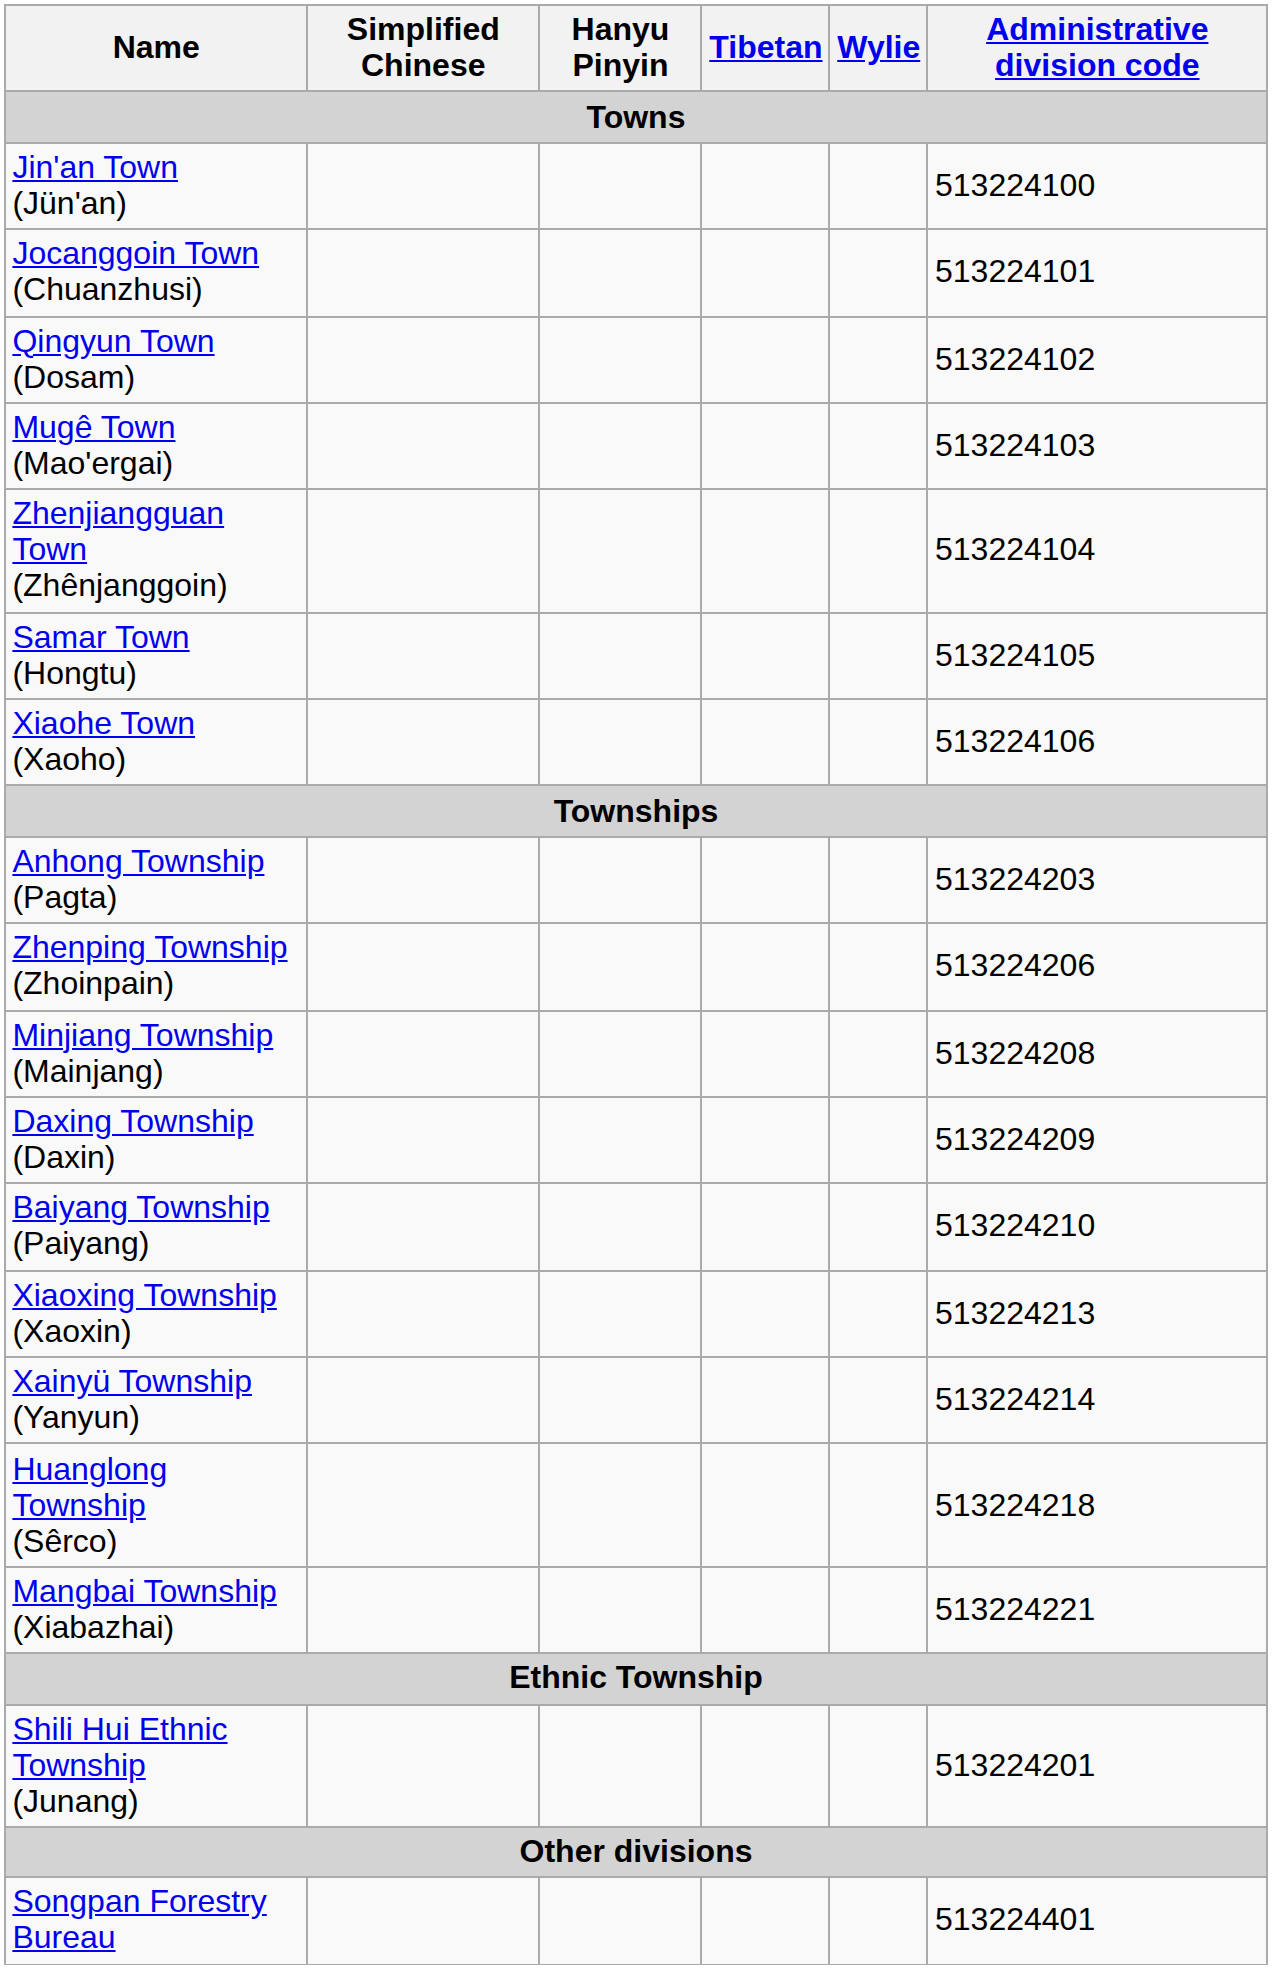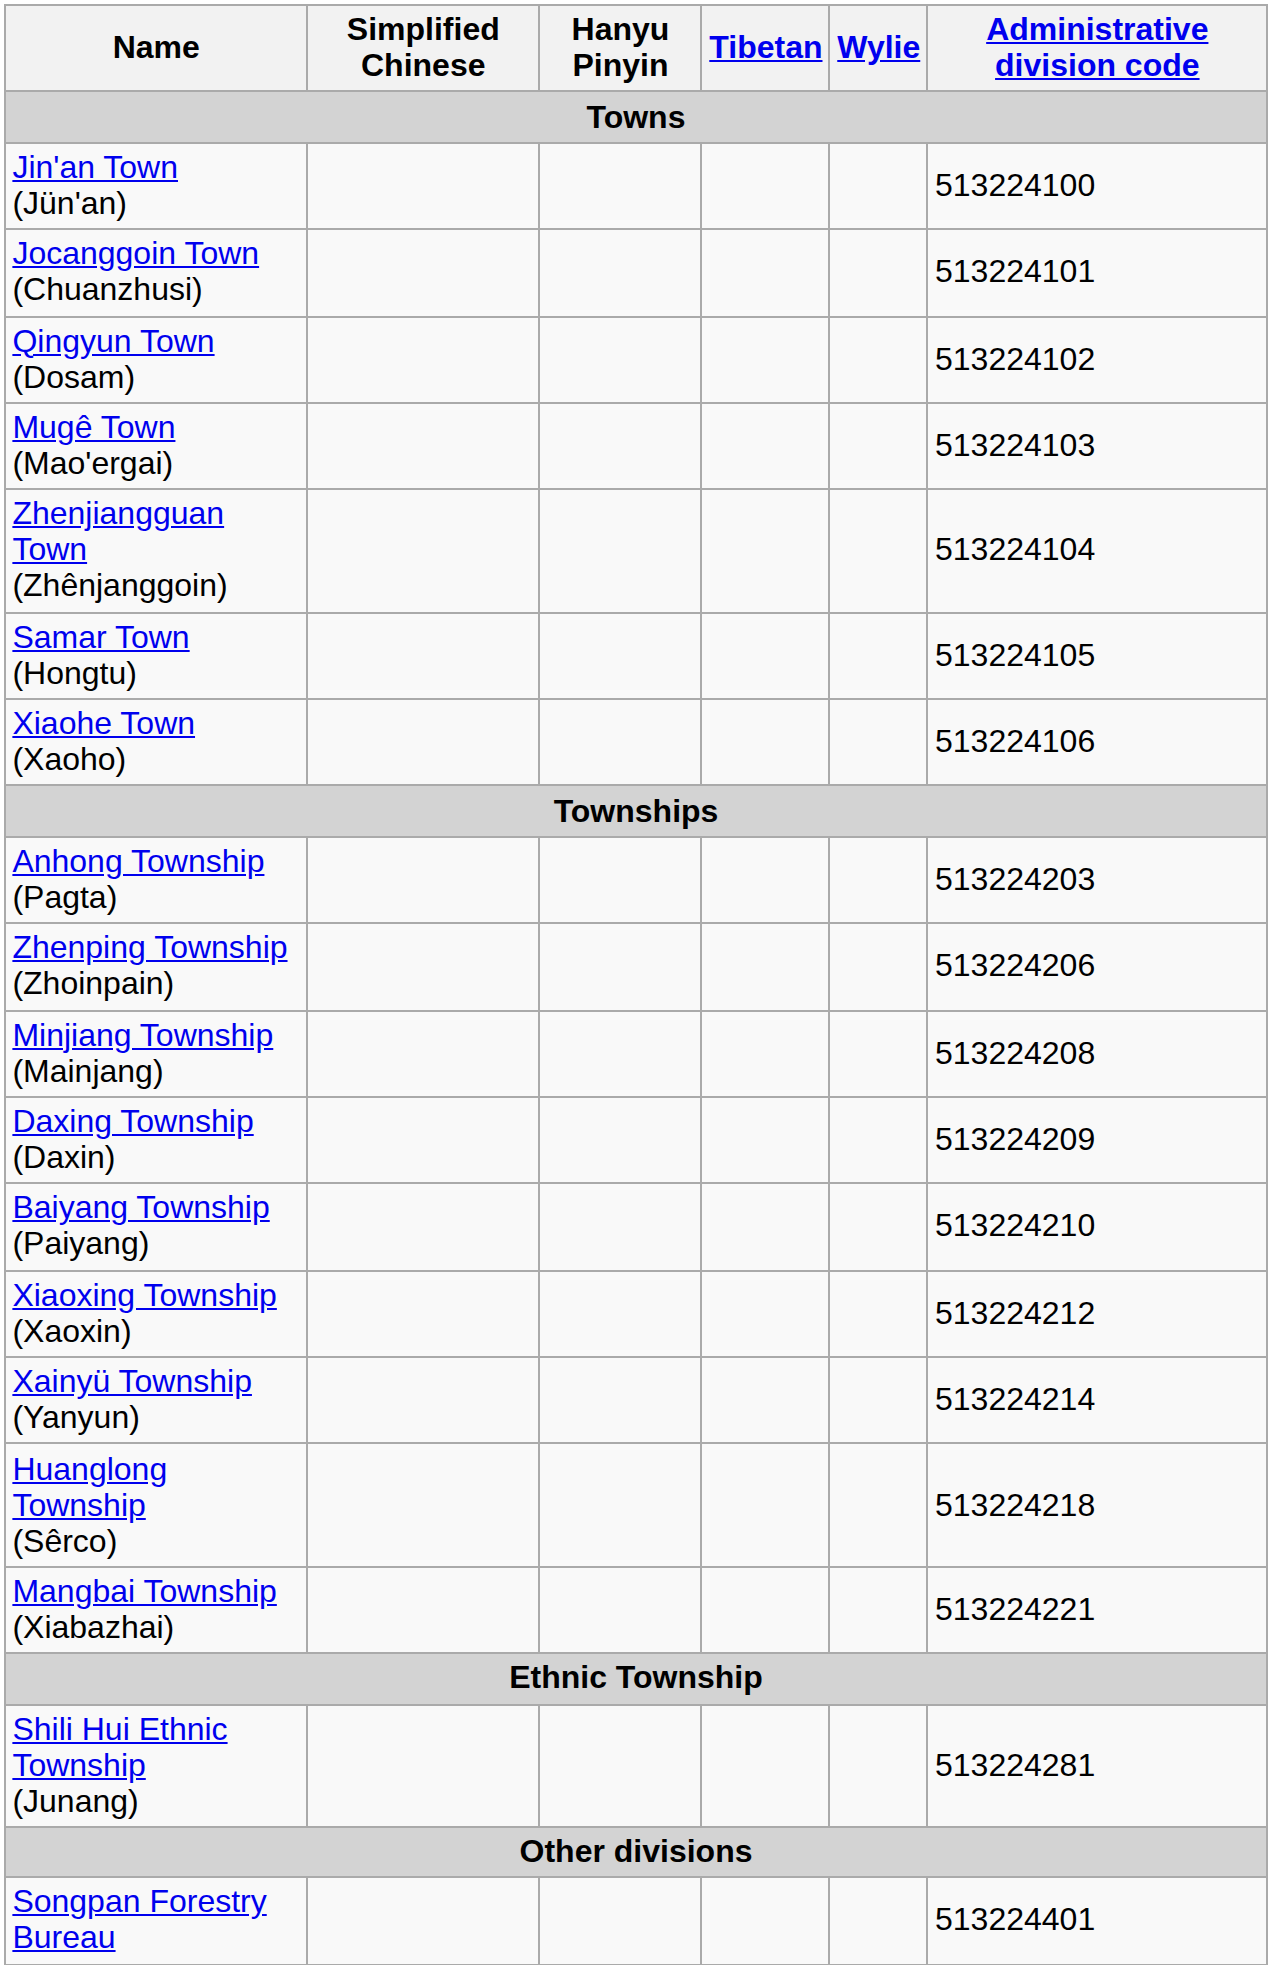(1015, 1313) 513224213 -> (1015, 1313) 513224212
(1015, 1764) 513224201 -> (1015, 1764) 513224281
